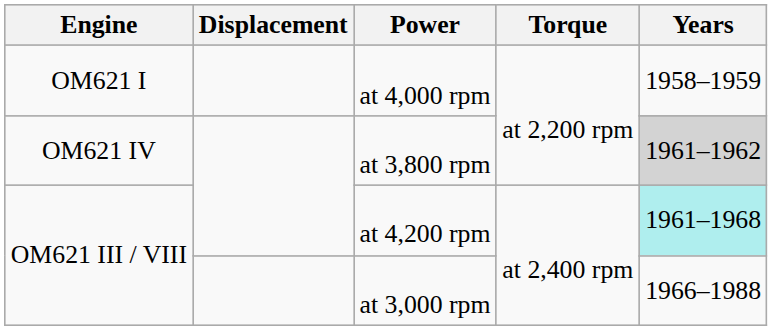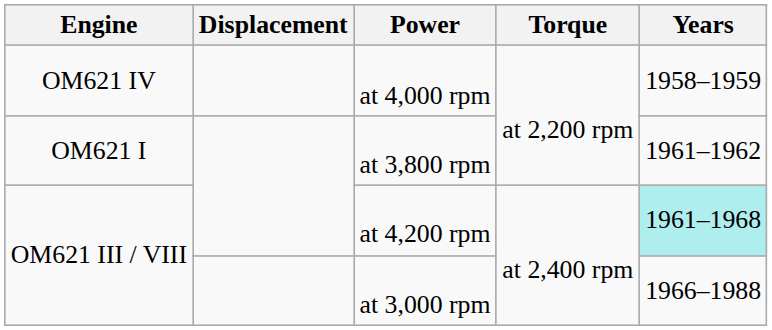(99, 80) OM621 I -> (99, 80) OM621 IV
(99, 150) OM621 IV -> (99, 150) OM621 I
(703, 150) lightgrey background -> (703, 150) no background
